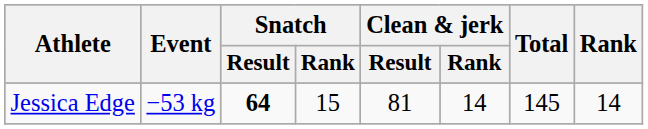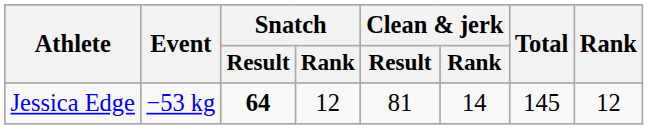(328, 103) 15 -> (328, 103) 12
(608, 103) 14 -> (608, 103) 12
